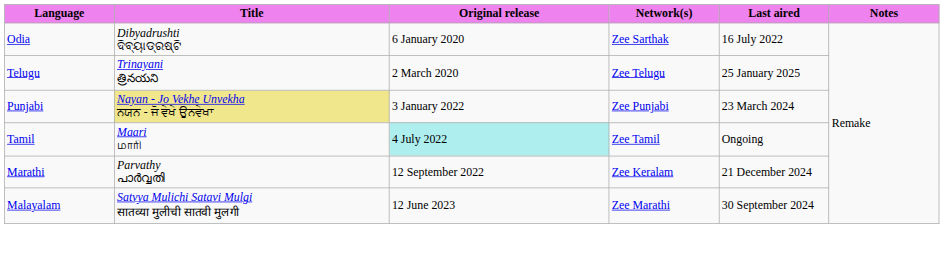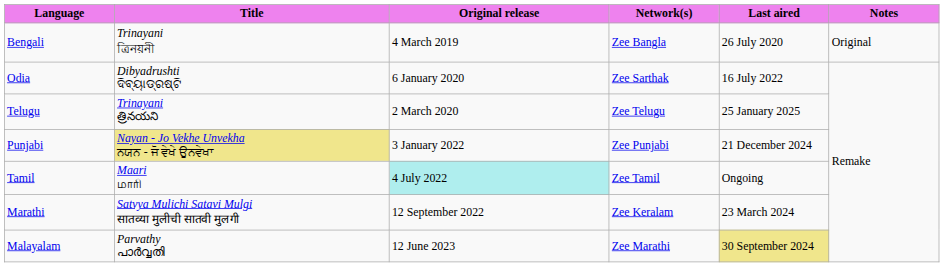+ row: (26, 42)
(758, 106) 23 March 2024 -> (767, 145) 21 December 2024
(141, 172) Parvathy പാർവ്വതി -> (185, 212) Satvya Mulichi Satavi Mulgi सातव्या मुलीची सातवी मुलगी
(767, 172) 21 December 2024 -> (758, 212) 23 March 2024
(185, 205) Satvya Mulichi Satavi Mulgi सातव्या मुलीची सातवी मुलगी -> (141, 245) Parvathy പാർവ്വതി
(768, 205) no background -> (768, 245) khaki background
